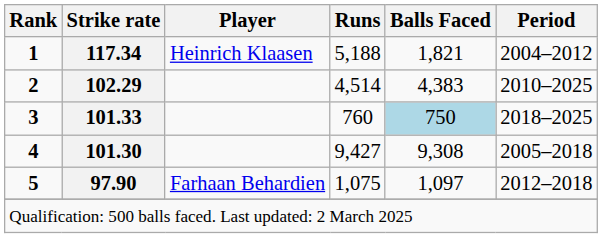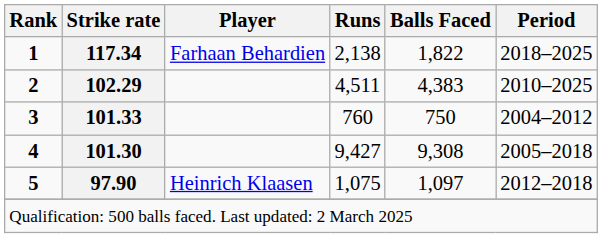(241, 53) Heinrich Klaasen -> (248, 53) Farhaan Behardien
(358, 53) 5,188 -> (358, 53) 2,138
(440, 53) 1,821 -> (440, 53) 1,822
(546, 53) 2004–2012 -> (546, 53) 2018–2025
(358, 85) 4,514 -> (358, 85) 4,511
(440, 118) lightblue background -> (440, 118) no background
(546, 118) 2018–2025 -> (546, 118) 2004–2012
(248, 183) Farhaan Behardien -> (241, 183) Heinrich Klaasen
